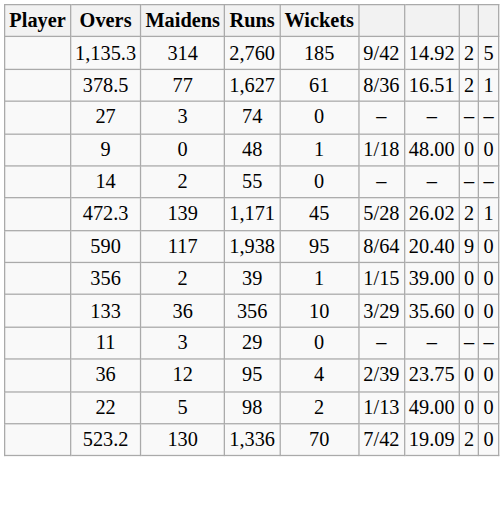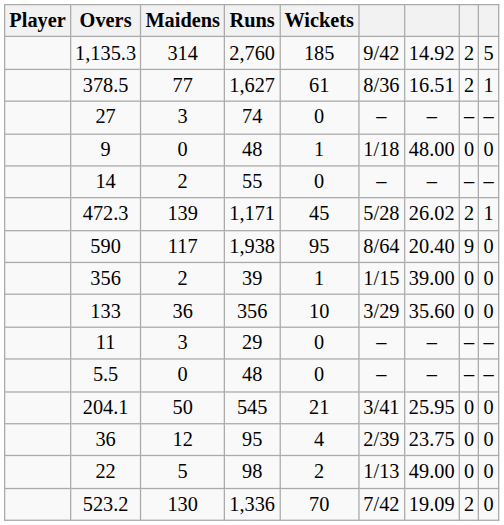+ row: (106, 375)
+ row: (106, 407)
